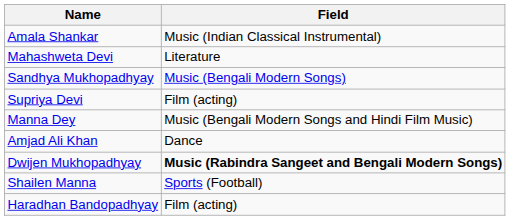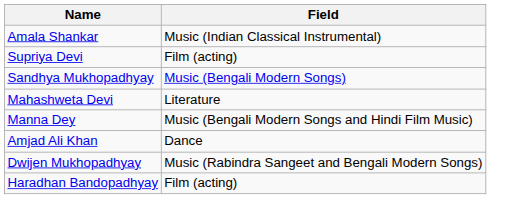rows swapped: (60, 57) <-> (45, 99)
(333, 162) bold -> (323, 162) normal
- row: (52, 183)
